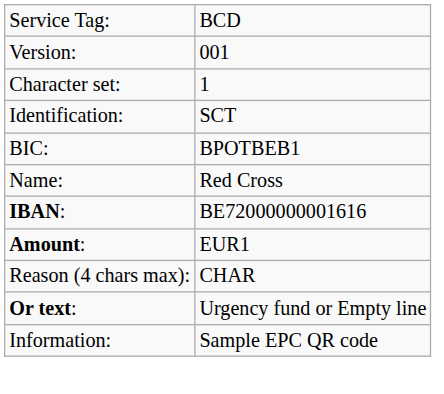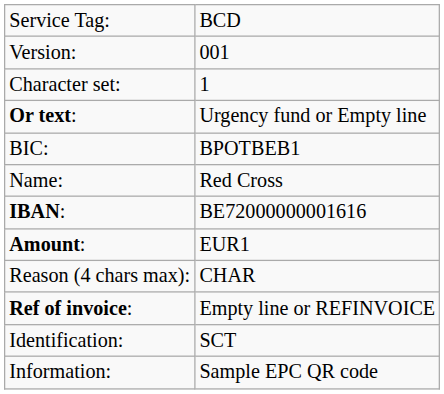rows swapped: (66, 116) <-> (43, 308)
+ row: (71, 308)
